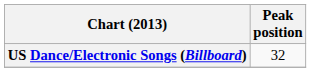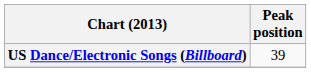(278, 55) 32 -> (278, 55) 39
